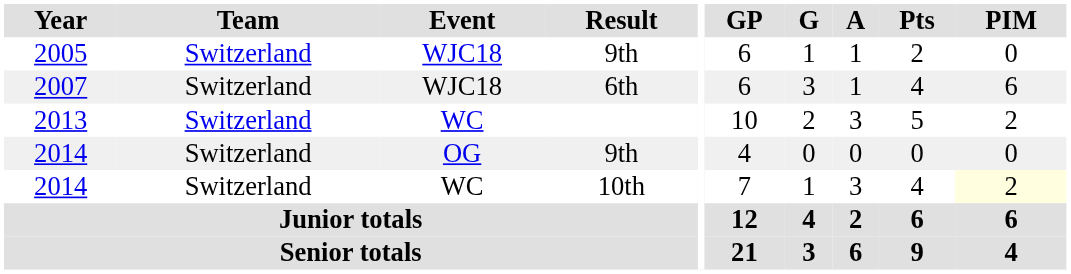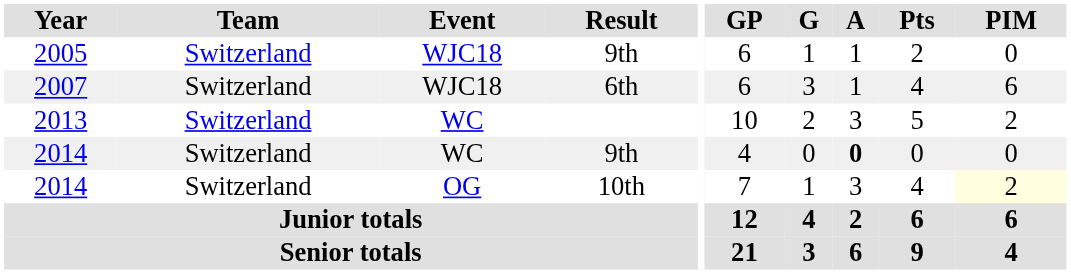(462, 153) OG -> (462, 153) WC
(856, 153) normal -> (856, 153) bold
(462, 186) WC -> (462, 186) OG
